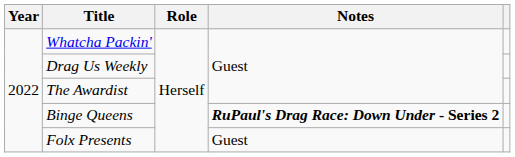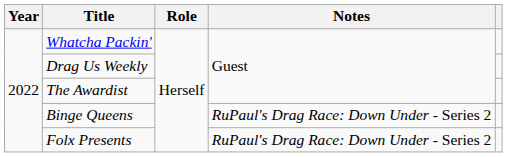(355, 115) bold -> (352, 115) normal
(230, 139) Guest -> (352, 139) RuPaul's Drag Race: Down Under - Series 2
